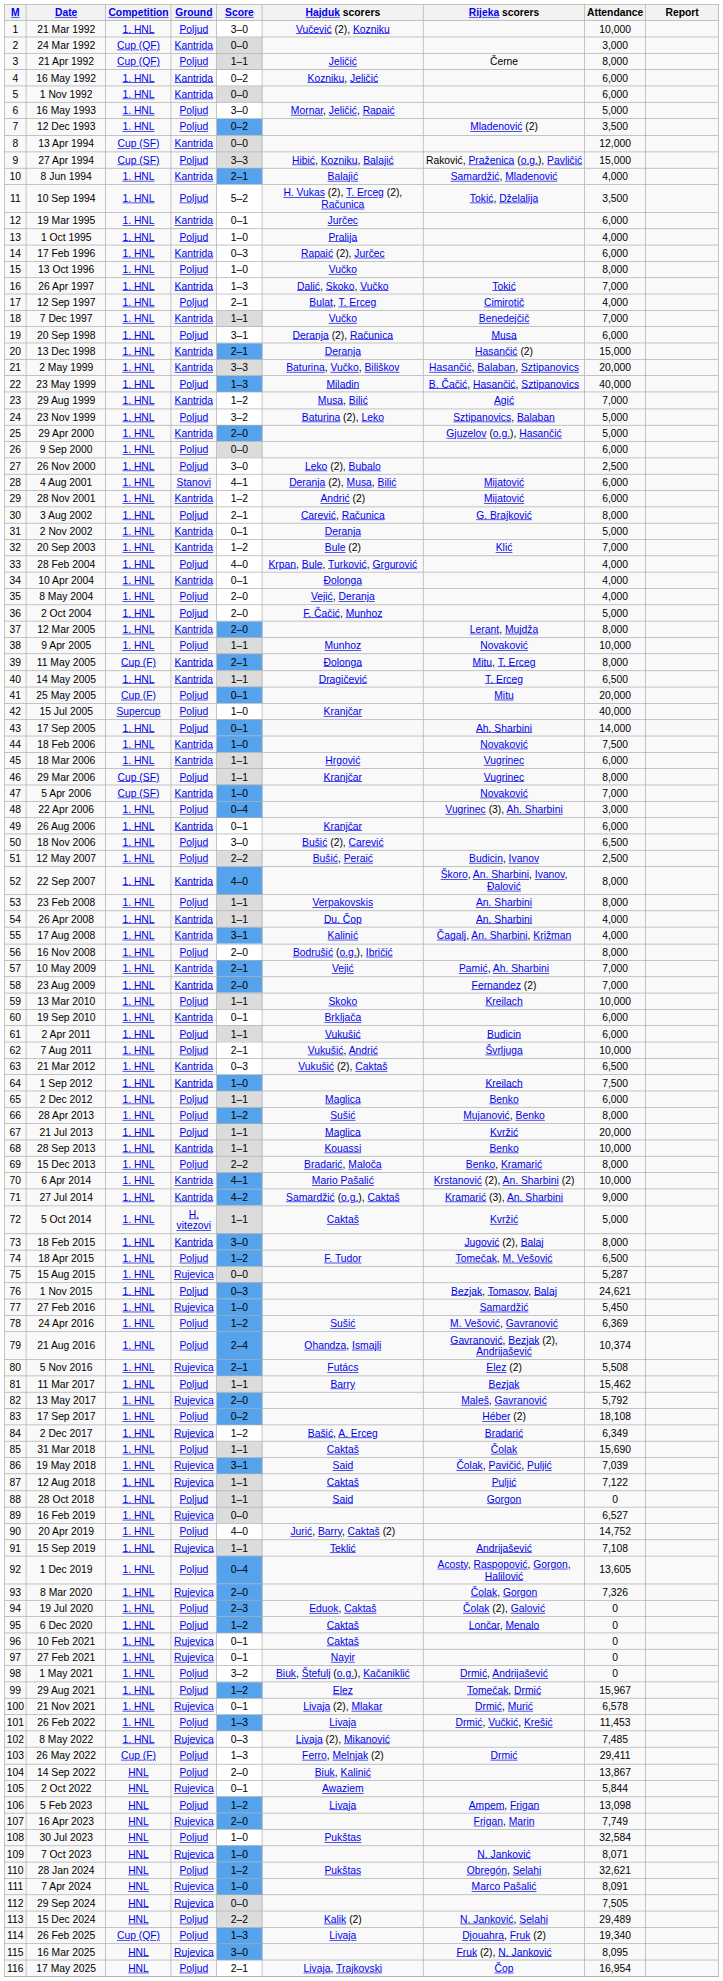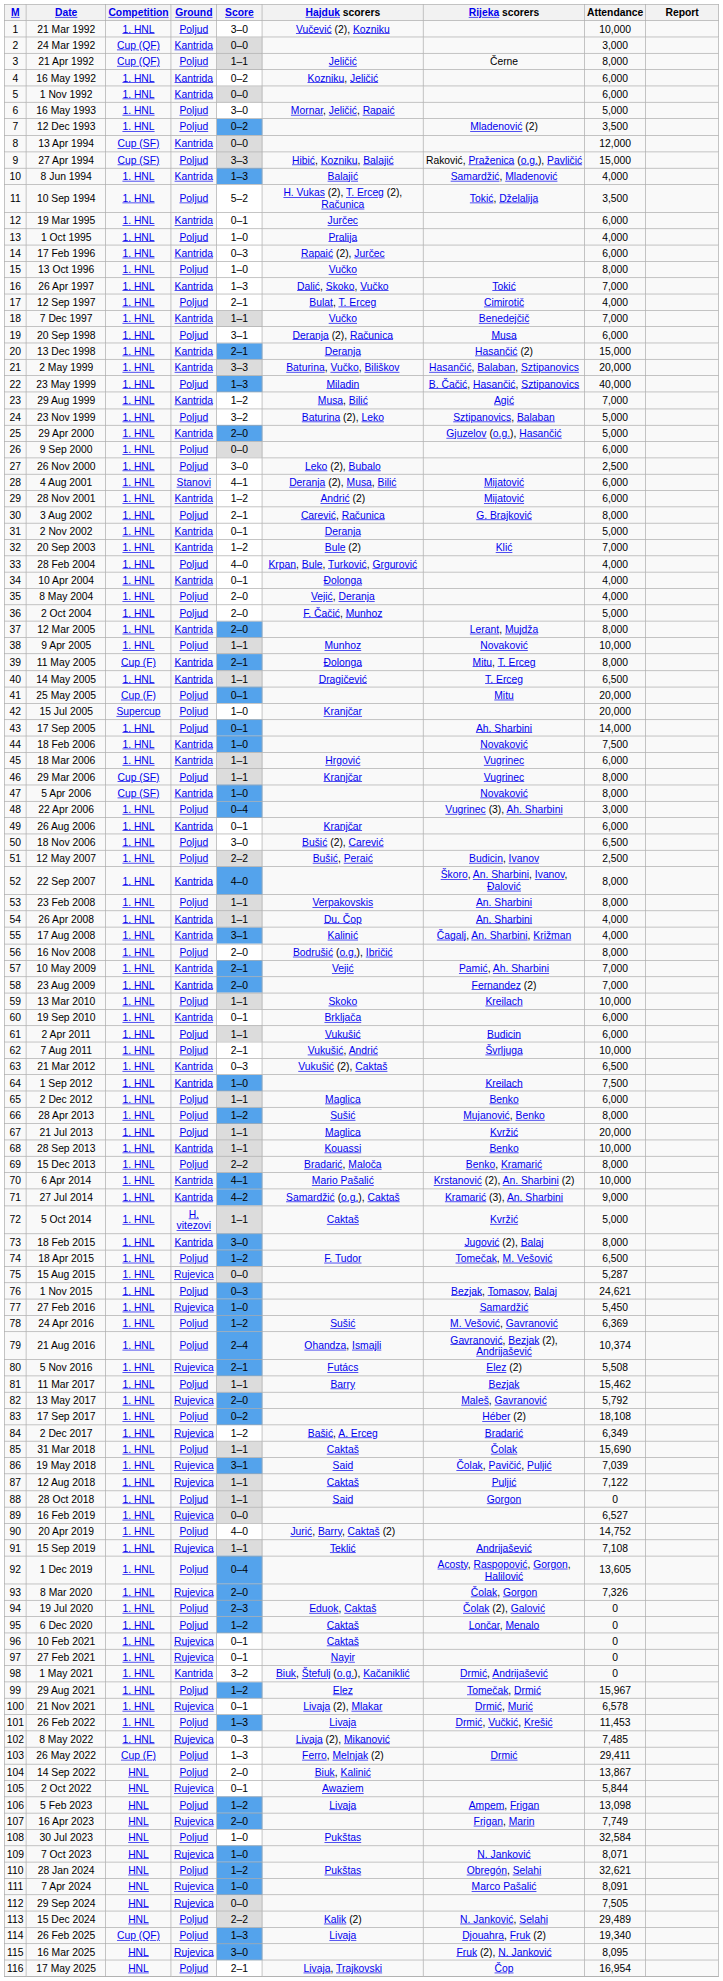(239, 176) 2–1 -> (239, 176) 1–3
(615, 711) 40,000 -> (615, 711) 20,000
(615, 793) 7,000 -> (615, 793) 8,000
(194, 1674) Poljud -> (194, 1674) Kantrida
